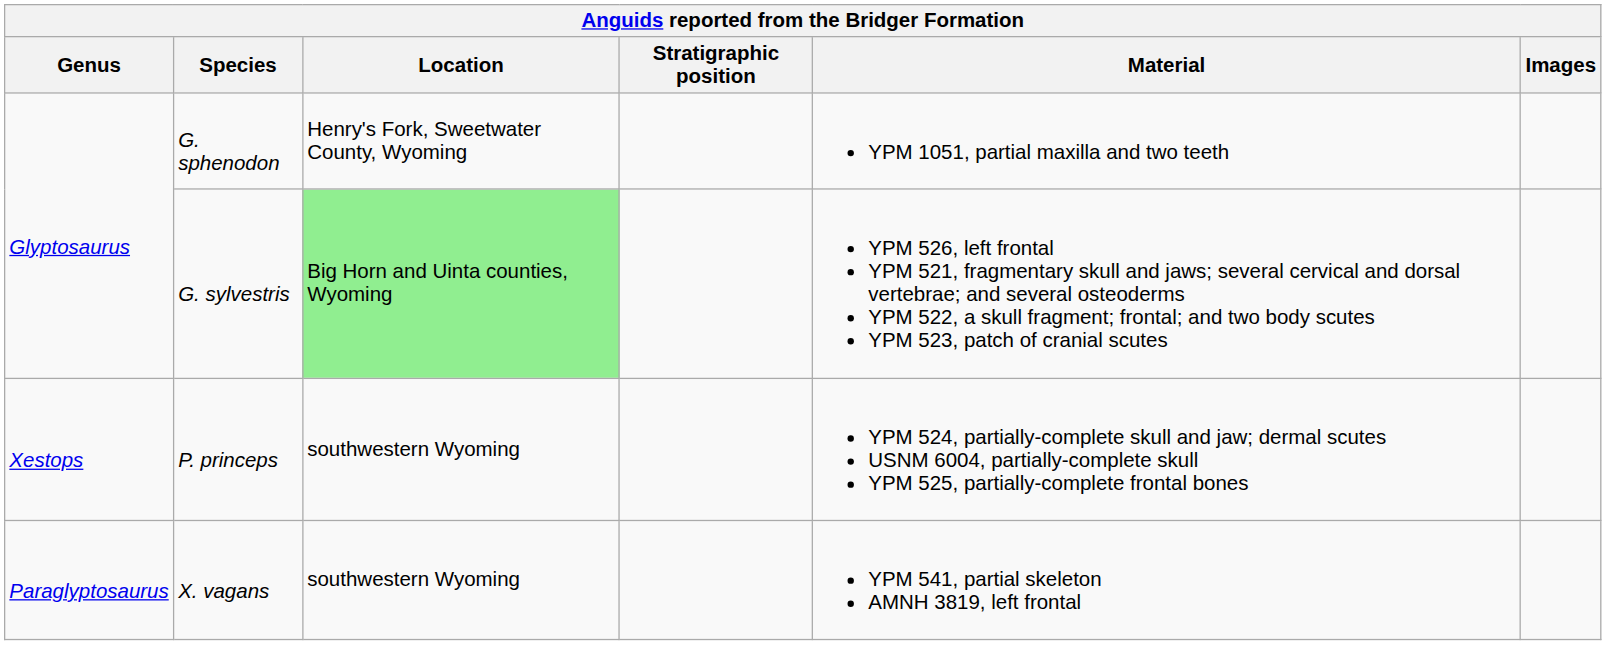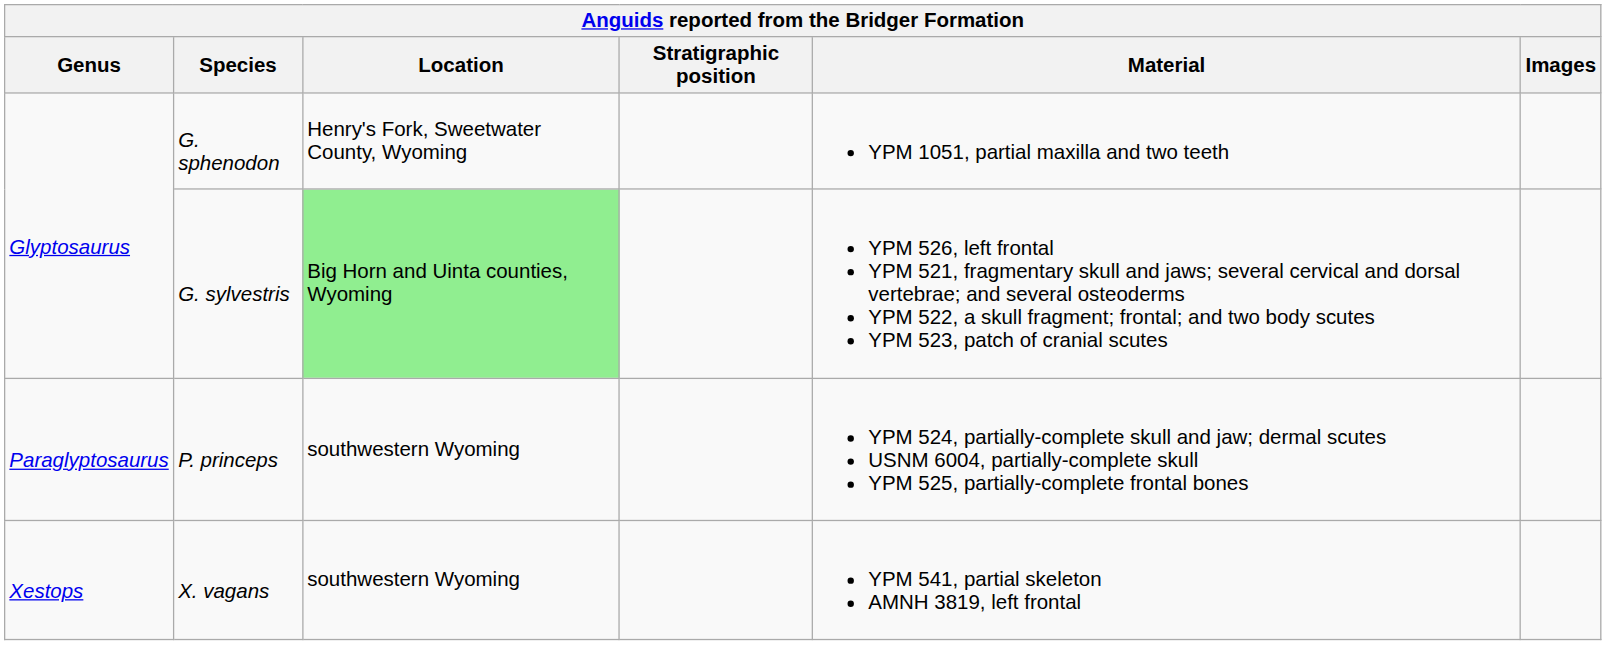(46, 460) Xestops -> (89, 460) Paraglyptosaurus
(89, 591) Paraglyptosaurus -> (46, 591) Xestops
